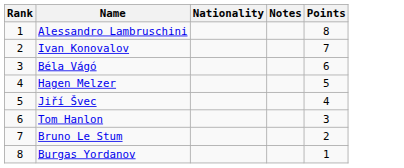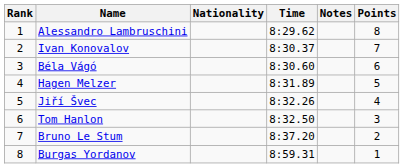+ column: (292, 13)
